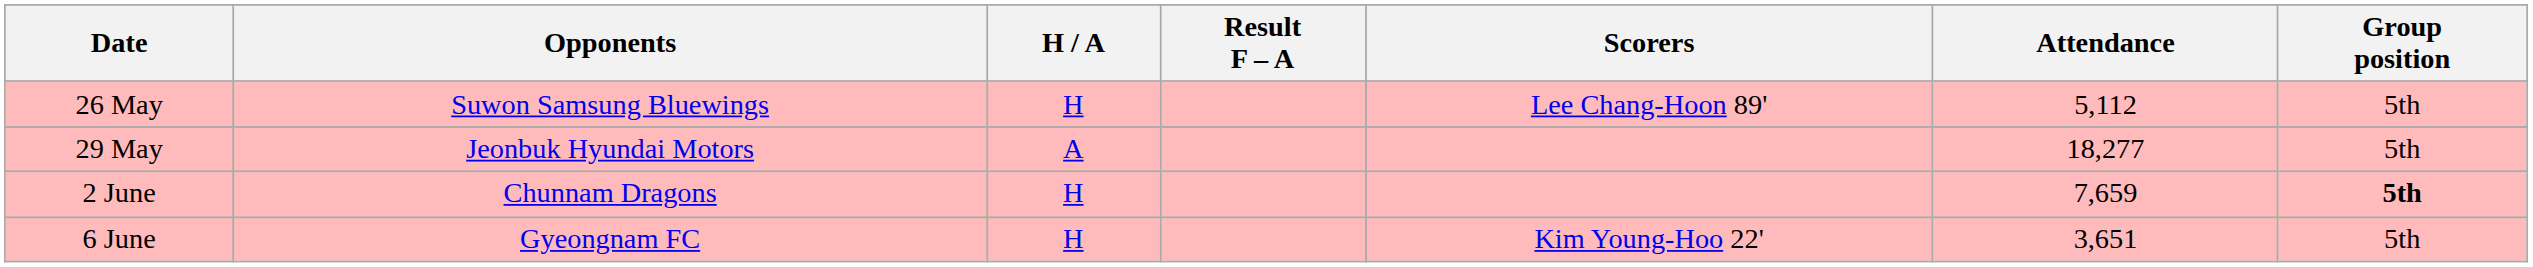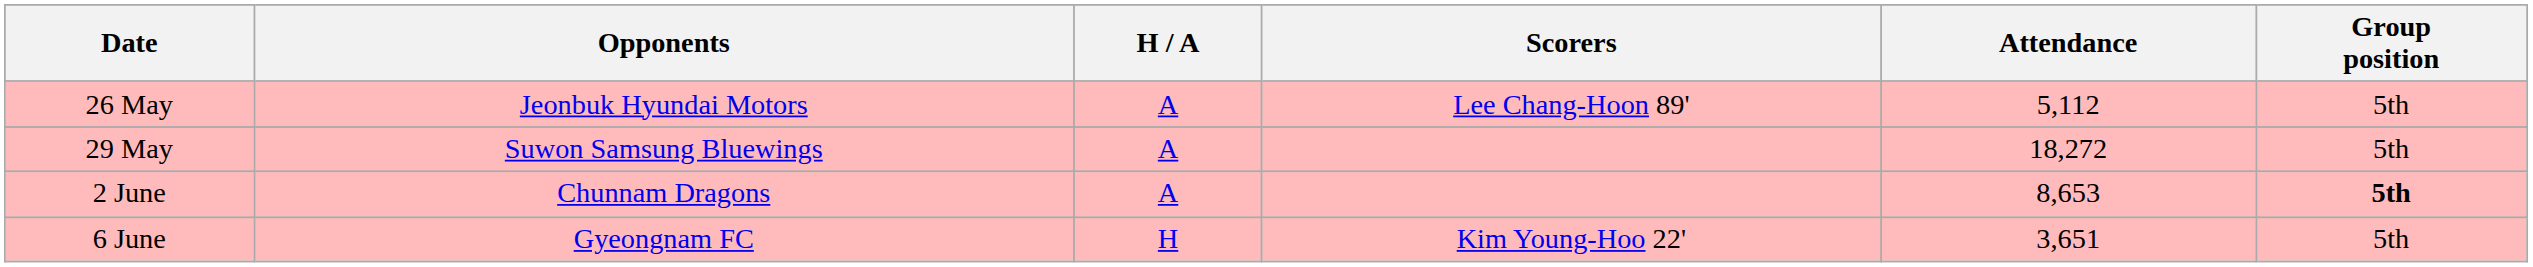- column: (1263, 42)
(610, 103) Suwon Samsung Bluewings -> (664, 103) Jeonbuk Hyundai Motors
(1073, 103) H -> (1168, 103) A
(610, 148) Jeonbuk Hyundai Motors -> (664, 148) Suwon Samsung Bluewings
(2105, 148) 18,277 -> (2068, 148) 18,272
(1073, 193) H -> (1168, 193) A
(2105, 193) 7,659 -> (2068, 193) 8,653
